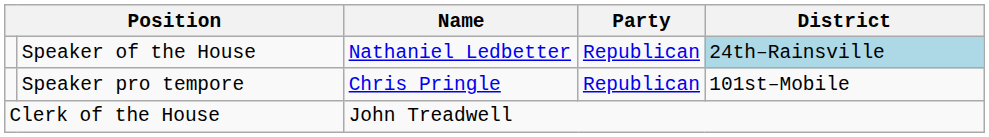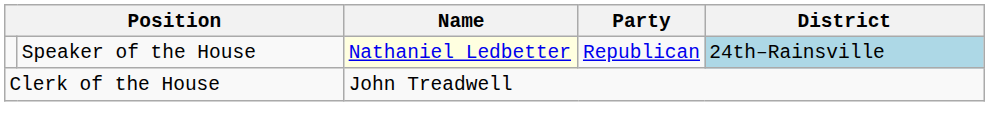(460, 52) no background -> (460, 52) lightyellow background
- row: (133, 84)
